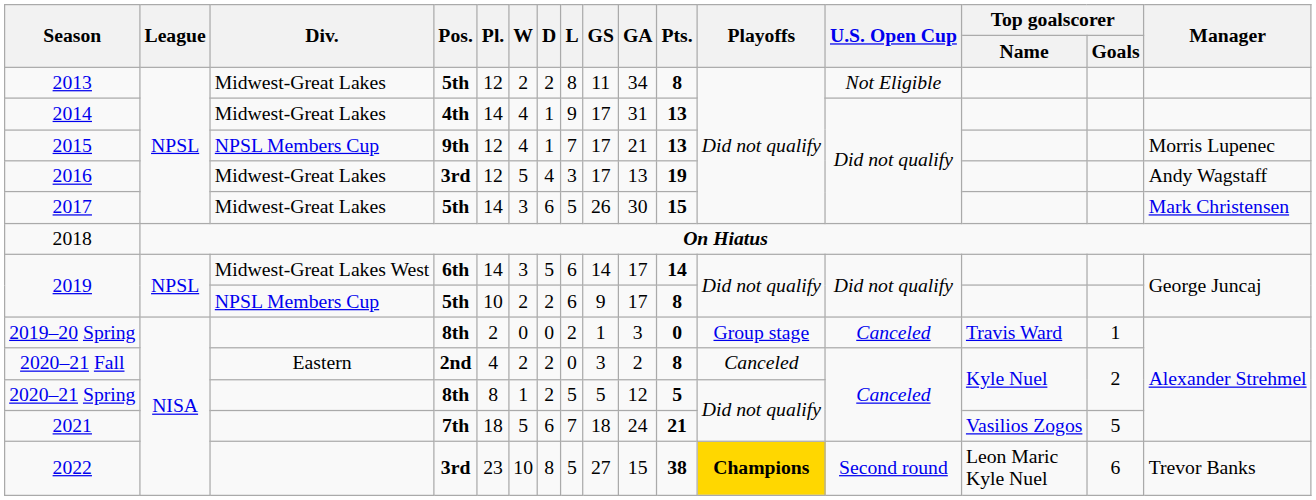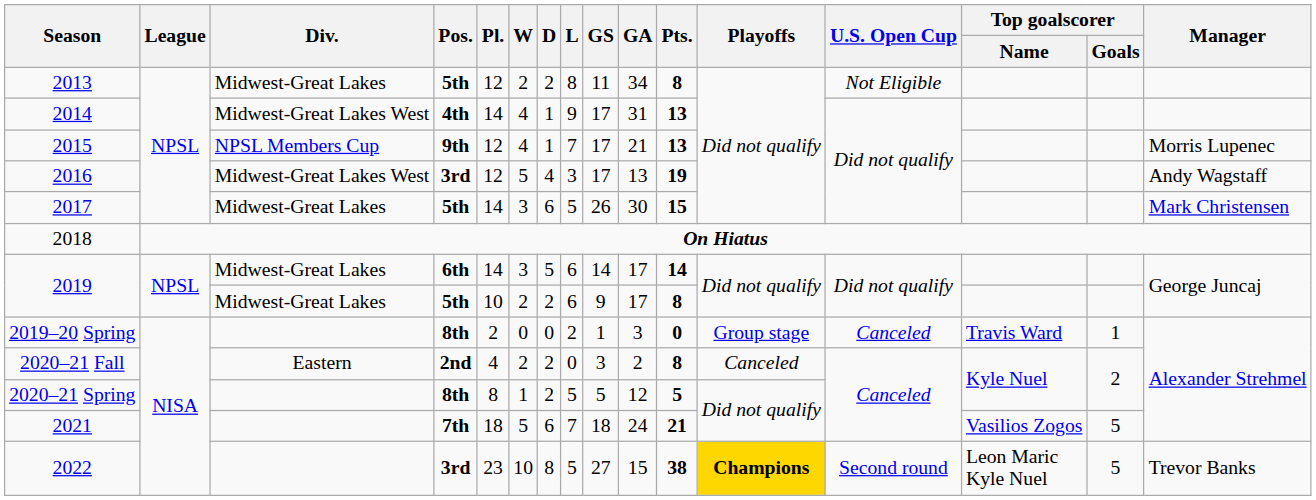(300, 113) Midwest-Great Lakes -> (322, 113) Midwest-Great Lakes West
(300, 176) Midwest-Great Lakes -> (322, 176) Midwest-Great Lakes West
(322, 269) Midwest-Great Lakes West -> (300, 269) Midwest-Great Lakes
(297, 301) NPSL Members Cup -> (300, 301) Midwest-Great Lakes
(1116, 468) 6 -> (1116, 468) 5
